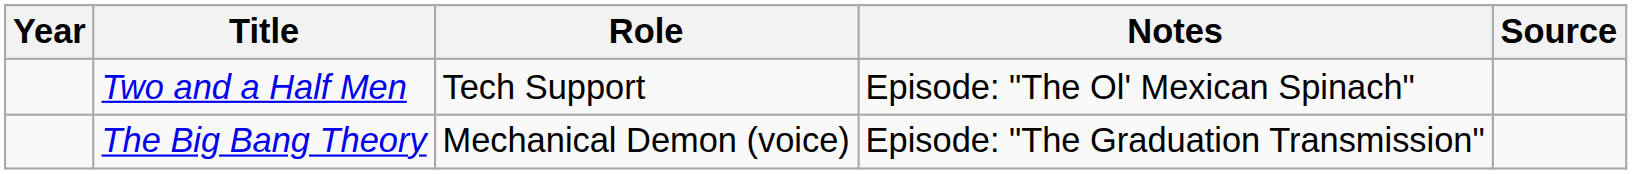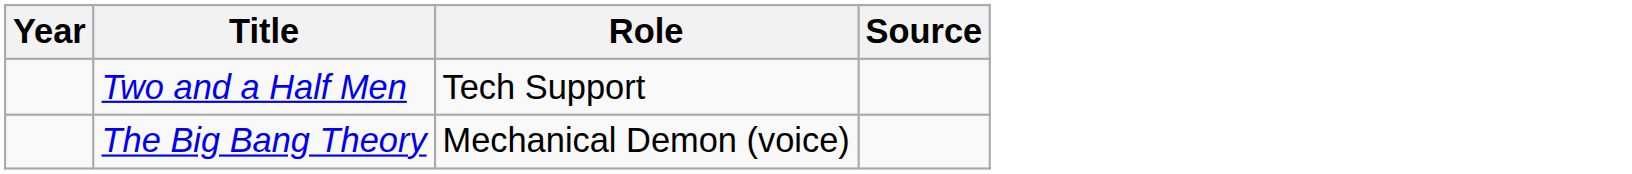- column: (1175, 31)
